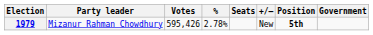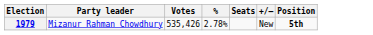- column: (343, 11)
(183, 24) 595,426 -> (183, 24) 535,426
